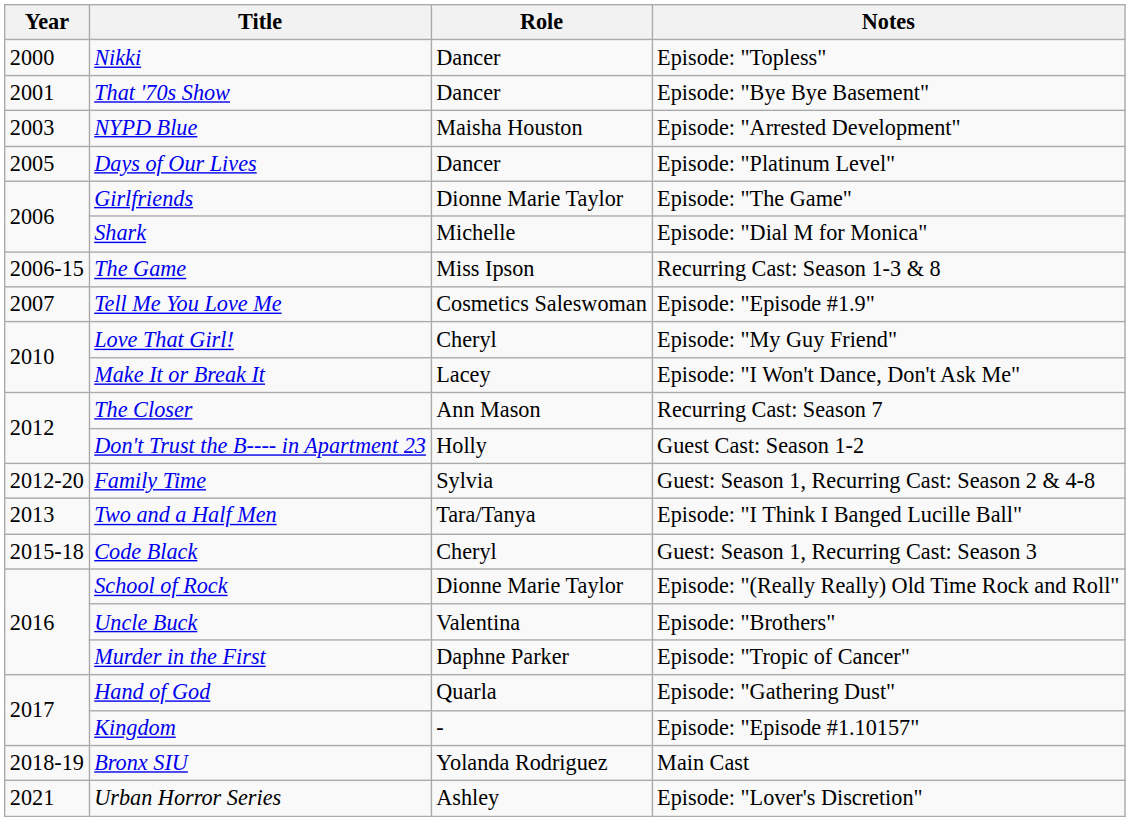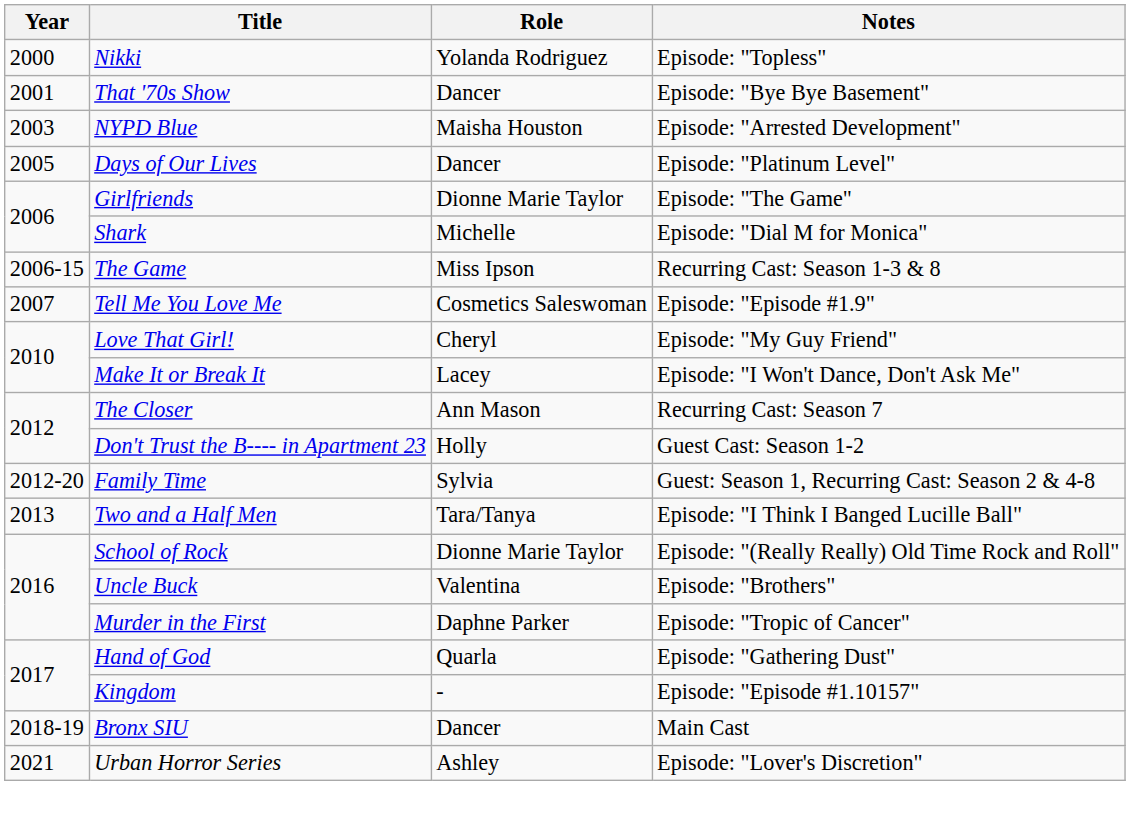(468, 57) Dancer -> (522, 57) Yolanda Rodriguez
- row: (146, 551)
(522, 762) Yolanda Rodriguez -> (468, 727) Dancer
